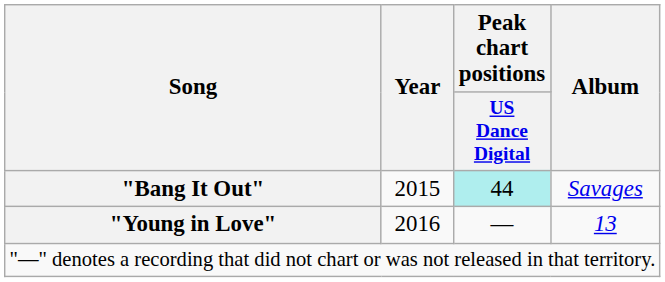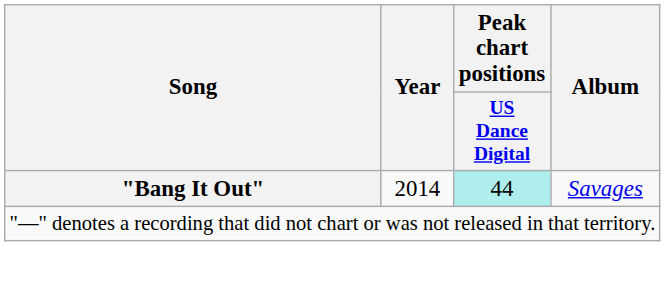(417, 188) 2015 -> (417, 188) 2014
- row: (193, 224)
